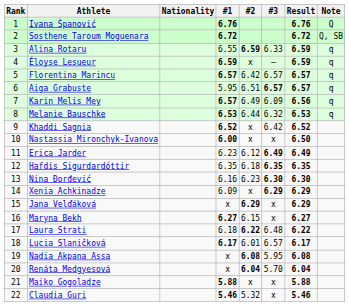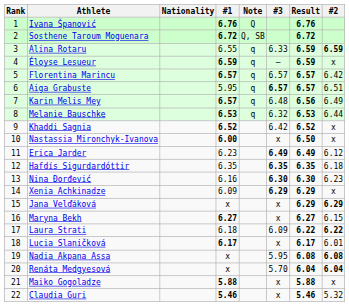columns swapped: (250, 11) <-> (331, 11)
(273, 101) 6.09 -> (278, 101) 6.48
(273, 230) 6.48 -> (278, 230) 6.09
(273, 243) 6.57 -> (278, 243) x
